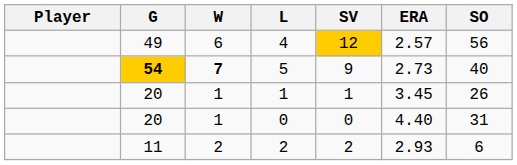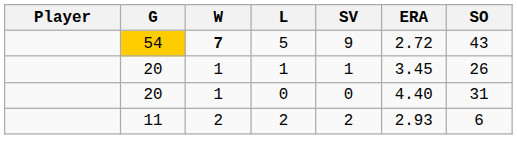- row: (283, 43)
(153, 69) bold -> (153, 43) normal
(414, 69) 2.73 -> (414, 43) 2.72
(479, 69) 40 -> (479, 43) 43
